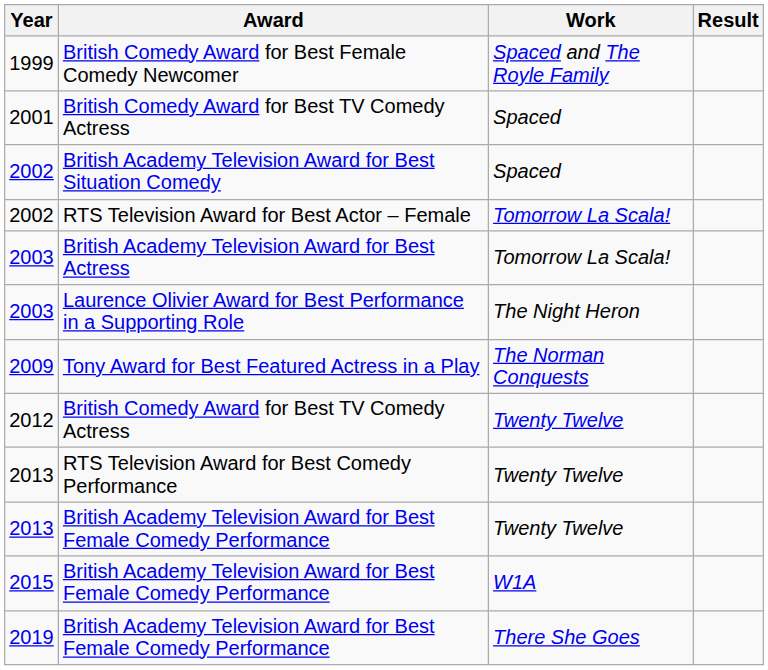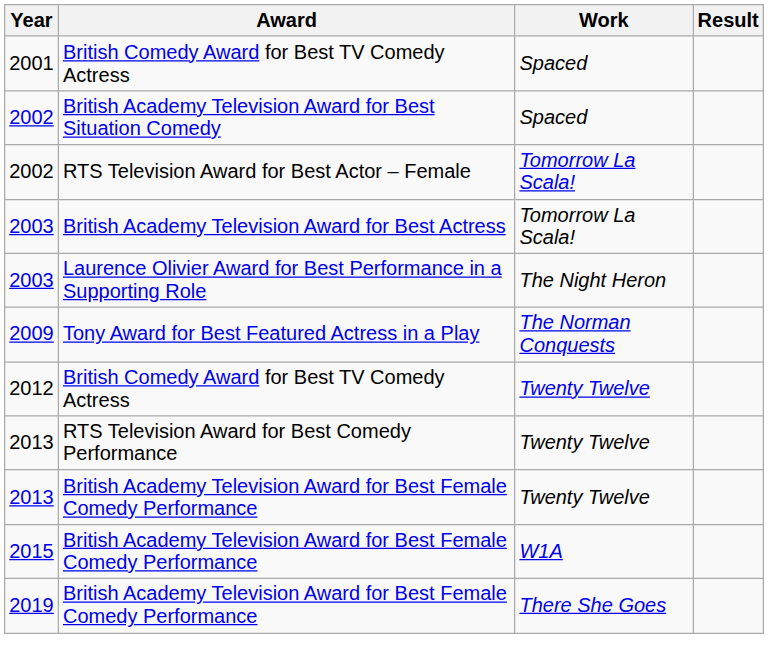- row: (31, 63)
